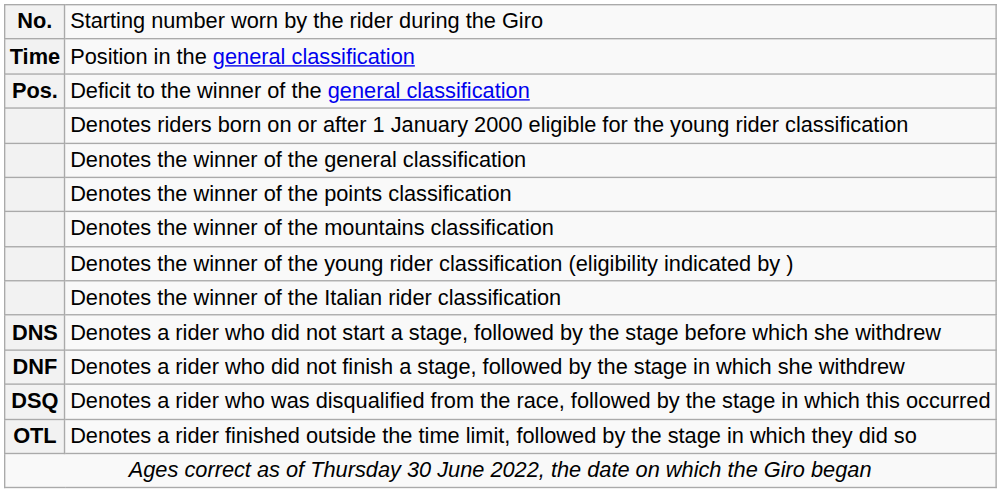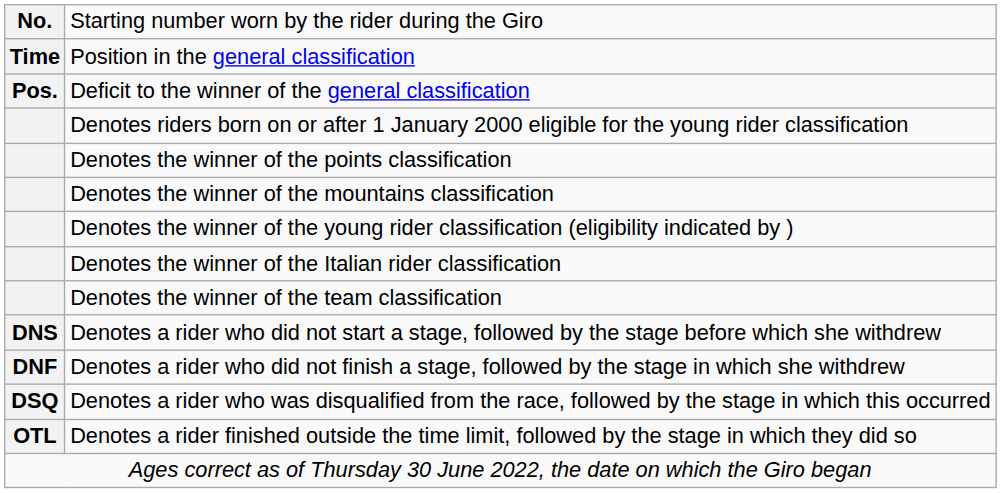- row: (298, 159)
+ row: (286, 297)
